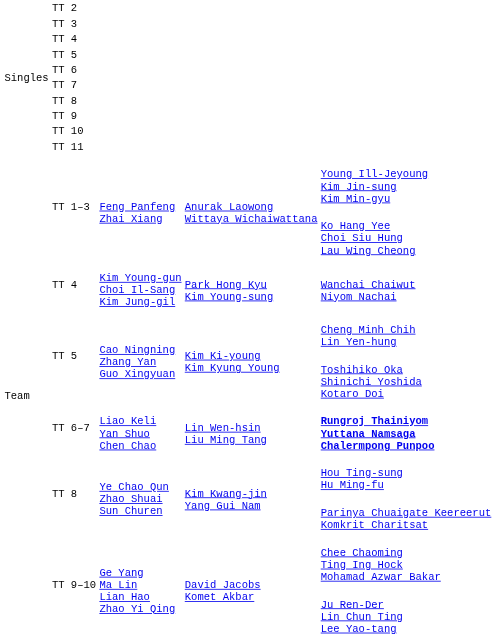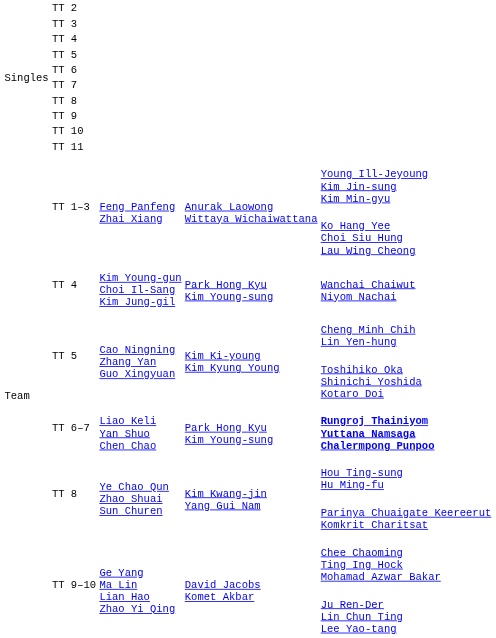(226, 434) Lin Wen-hsin Liu Ming Tang -> (229, 434) Park Hong Kyu Kim Young-sung
